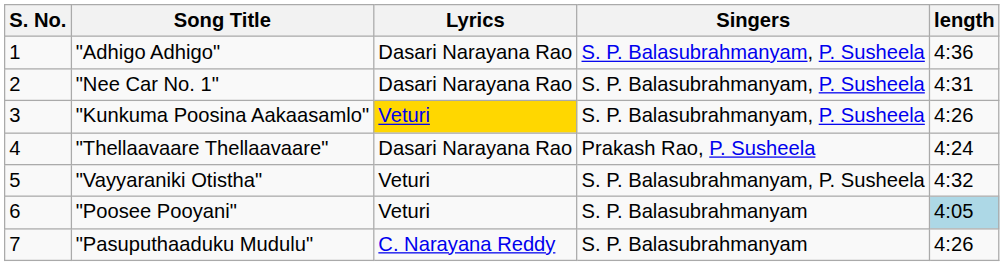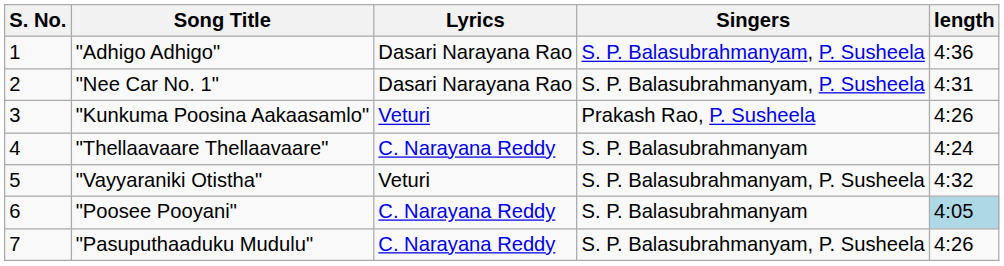(404, 116) gold background -> (404, 116) no background
(753, 116) S. P. Balasubrahmanyam, P. Susheela -> (698, 116) Prakash Rao, P. Susheela
(475, 148) Dasari Narayana Rao -> (467, 148) C. Narayana Reddy
(698, 148) Prakash Rao, P. Susheela -> (695, 148) S. P. Balasubrahmanyam
(404, 212) Veturi -> (467, 212) C. Narayana Reddy
(695, 244) S. P. Balasubrahmanyam -> (753, 244) S. P. Balasubrahmanyam, P. Susheela
